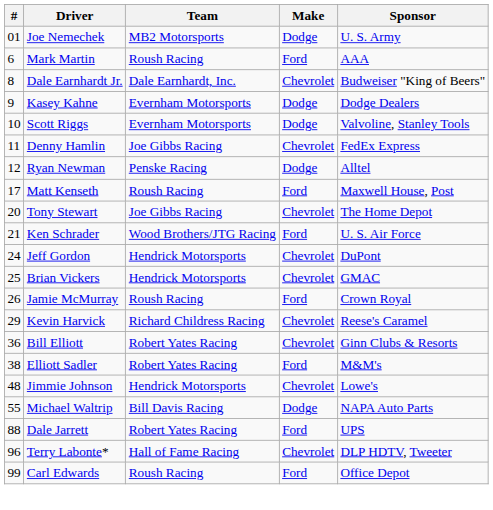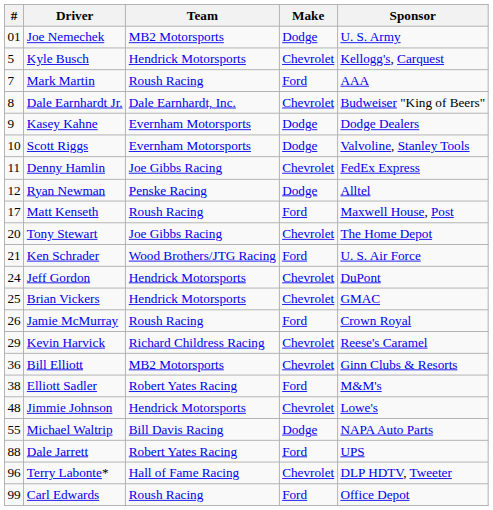+ row: (58, 59)
(11, 59) 6 -> (11, 81) 7
(183, 342) Robert Yates Racing -> (176, 364) MB2 Motorsports
